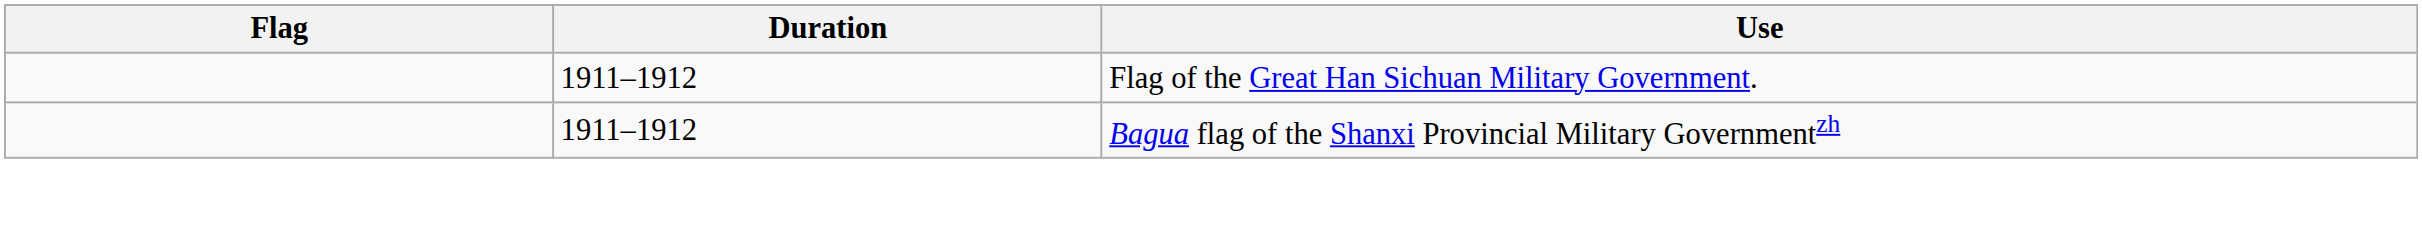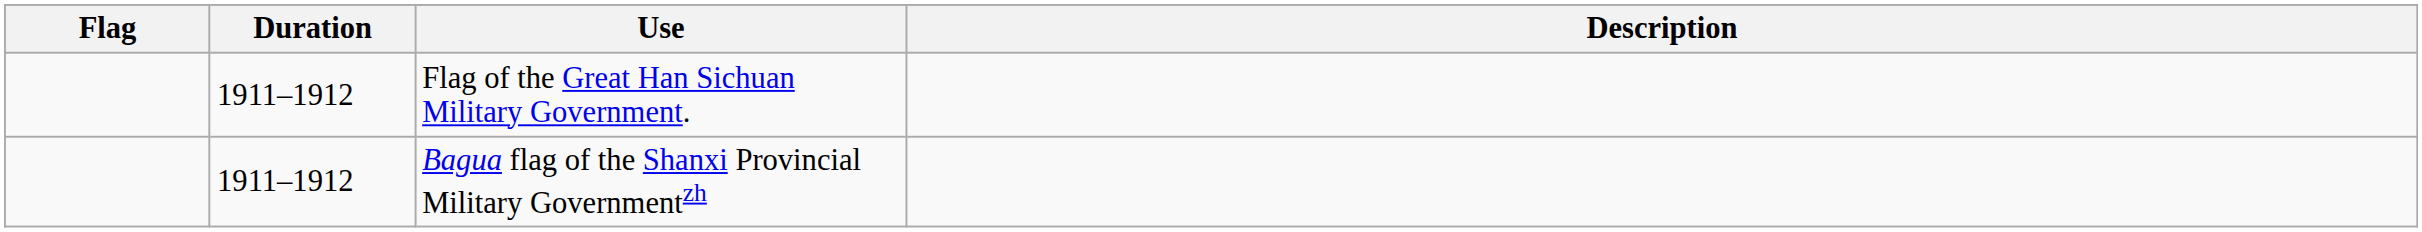+ column: (1662, 28)
